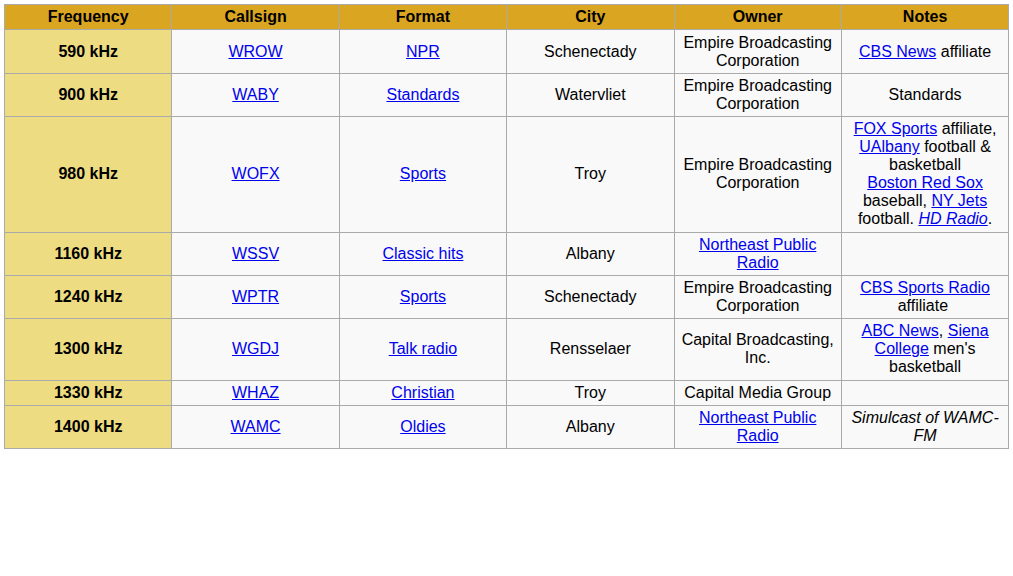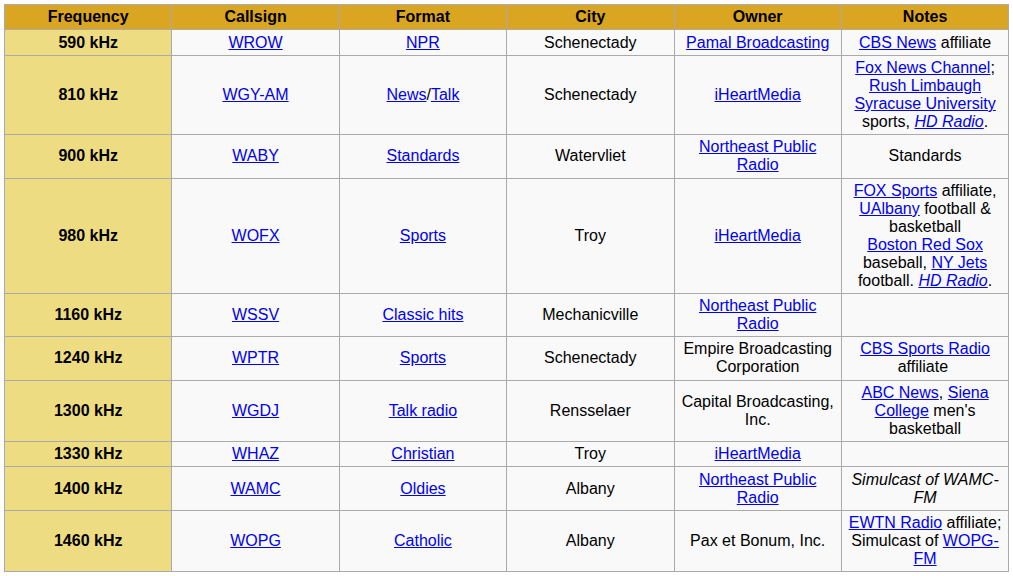(758, 51) Empire Broadcasting Corporation -> (758, 42) Pamal Broadcasting
+ row: (88, 94)
(758, 94) Empire Broadcasting Corporation -> (758, 156) Northeast Public Radio
(758, 174) Empire Broadcasting Corporation -> (758, 235) iHeartMedia
(590, 253) Albany -> (590, 315) Mechanicville
(758, 392) Capital Media Group -> (758, 454) iHeartMedia
+ row: (88, 540)
